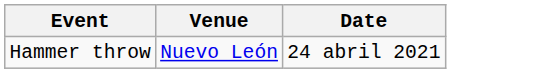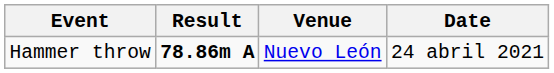+ column: (207, 21)
